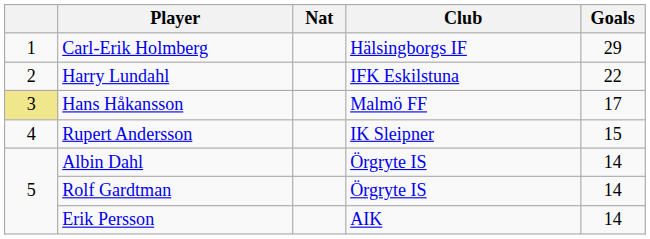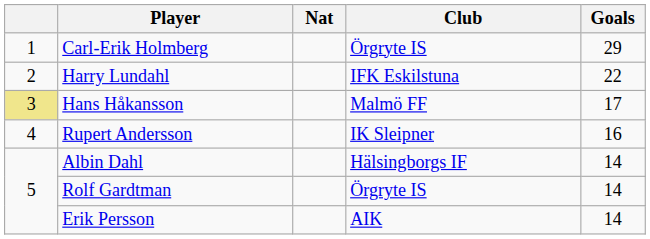(408, 47) Hälsingborgs IF -> (388, 47) Örgryte IS
(613, 133) 15 -> (613, 133) 16
(388, 162) Örgryte IS -> (408, 162) Hälsingborgs IF
